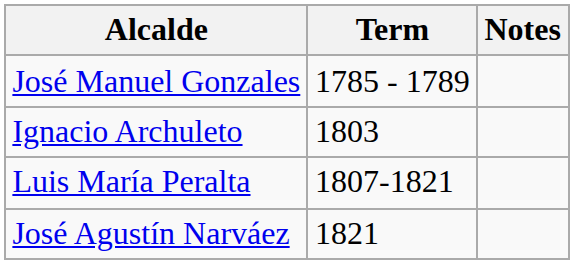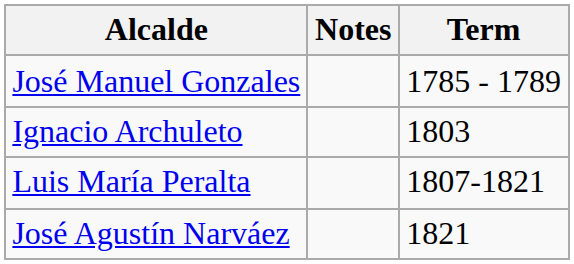columns swapped: (392, 29) <-> (523, 29)
